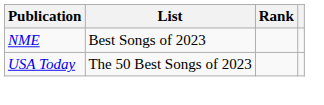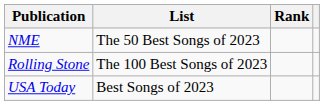(147, 40) Best Songs of 2023 -> (178, 40) The 50 Best Songs of 2023
+ row: (49, 64)
(170, 64) The 50 Best Songs of 2023 -> (155, 87) Best Songs of 2023
